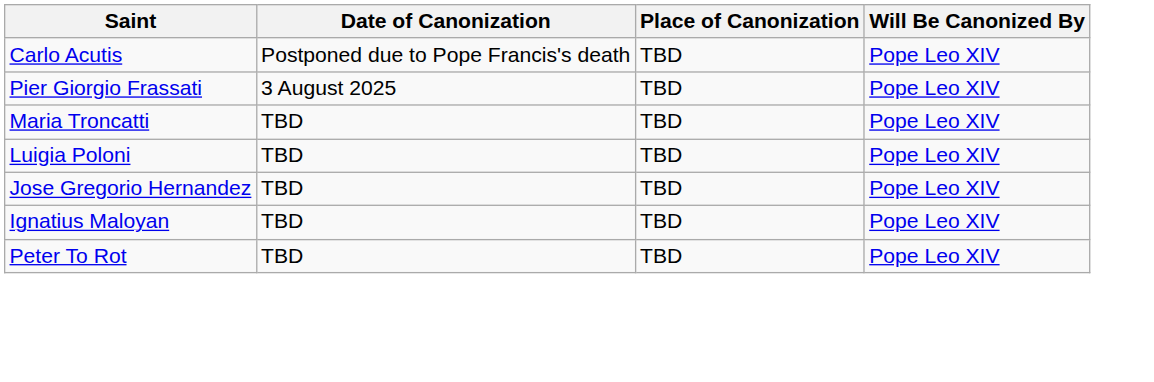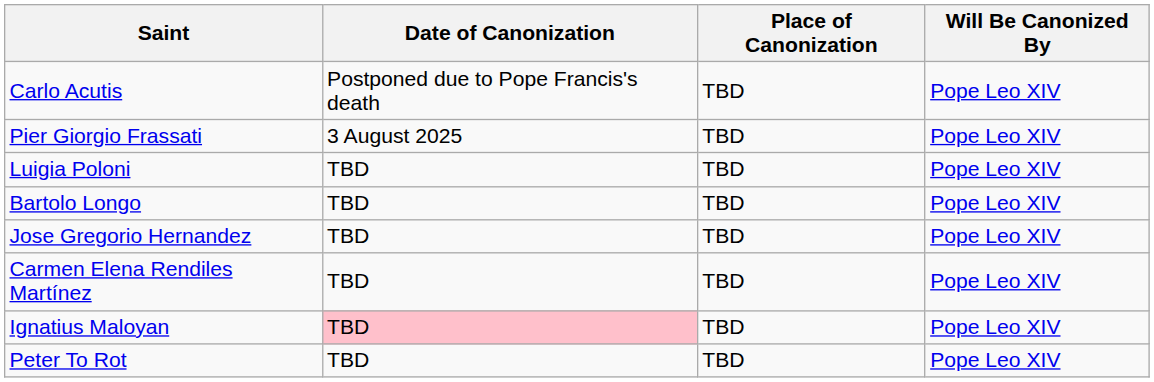- row: (79, 121)
+ row: (75, 202)
+ row: (121, 281)
(282, 222) no background -> (348, 326) pink background
